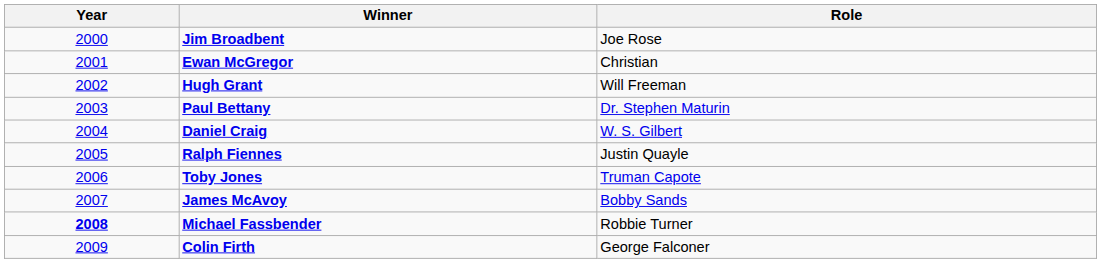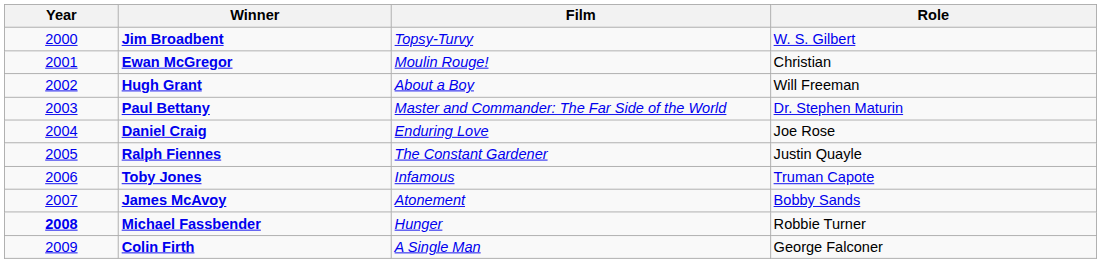+ column: (581, 16)
(631, 39) Joe Rose -> (814, 39) W. S. Gilbert
(641, 131) W. S. Gilbert -> (804, 131) Joe Rose
